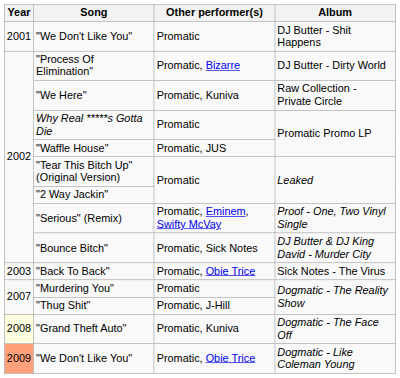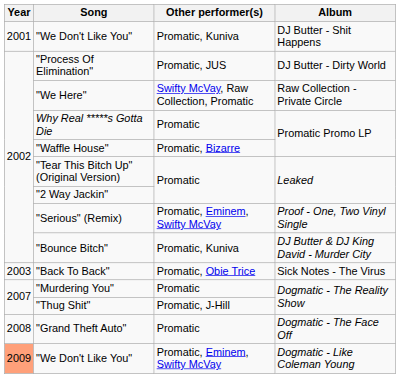(178, 36) Promatic -> (198, 36) Promatic, Kuniva
(198, 65) Promatic, Bizarre -> (191, 65) Promatic, JUS
(198, 95) Promatic, Kuniva -> (205, 95) Swifty McVay, Raw Collection, Promatic
(191, 148) Promatic, JUS -> (198, 148) Promatic, Bizarre
(207, 247) Promatic, Sick Notes -> (198, 247) Promatic, Kuniva
(19, 329) lightyellow background -> (19, 329) no background
(198, 329) Promatic, Kuniva -> (178, 329) Promatic
(206, 358) Promatic, Obie Trice -> (203, 358) Promatic, Eminem, Swifty McVay
